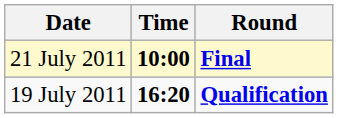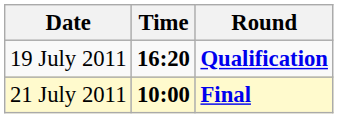rows swapped: (68, 94) <-> (68, 58)
